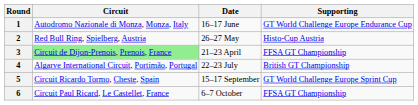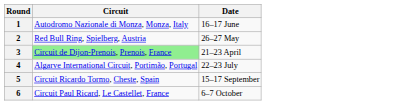- column: (338, 10)
